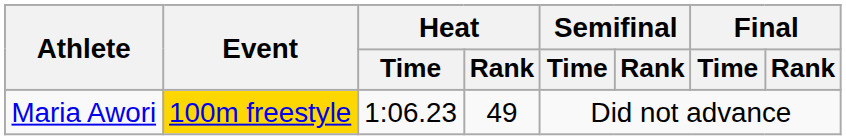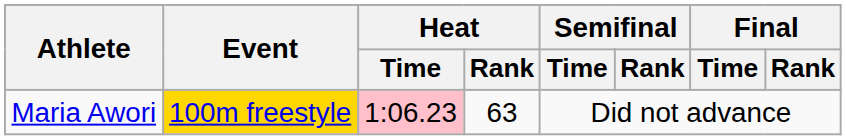(411, 113) no background -> (411, 113) pink background
(502, 113) 49 -> (502, 113) 63
